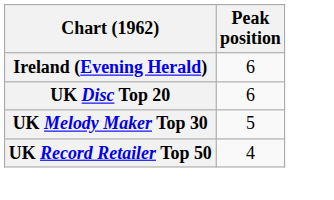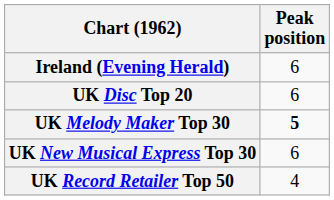(250, 124) normal -> (295, 124) bold
+ row: (132, 152)
